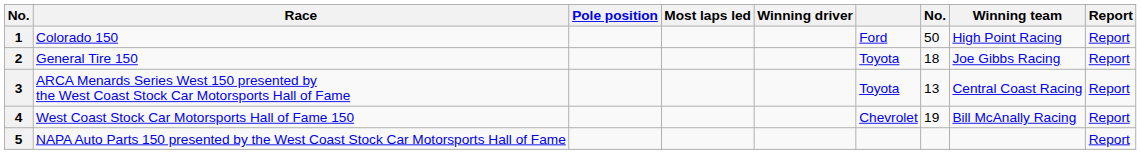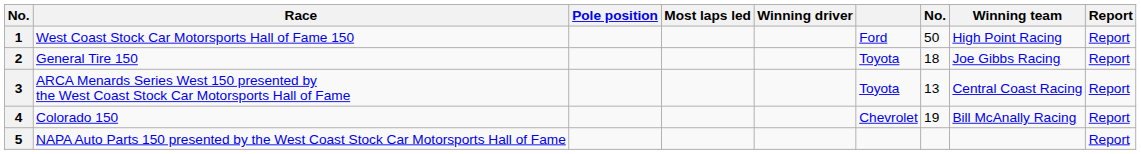(77, 37) Colorado 150 -> (195, 37) West Coast Stock Car Motorsports Hall of Fame 150
(195, 117) West Coast Stock Car Motorsports Hall of Fame 150 -> (77, 117) Colorado 150
